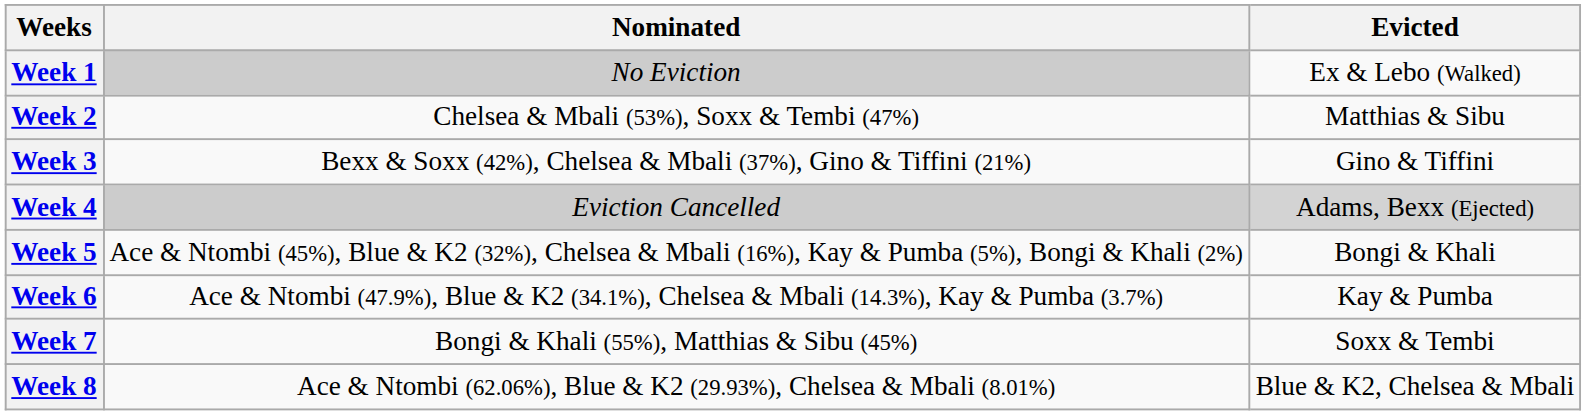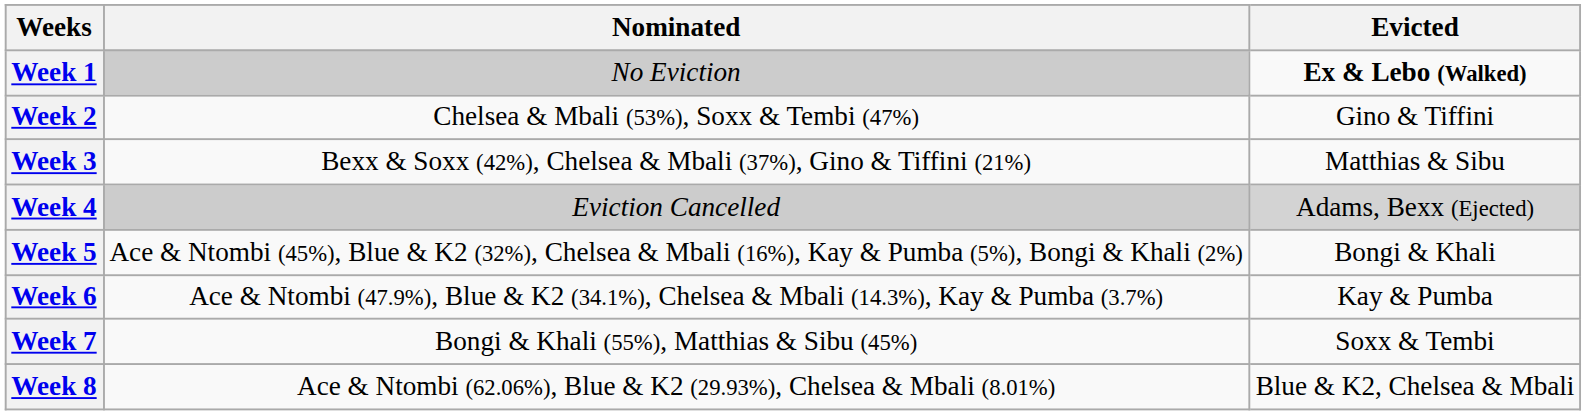(1415, 72) normal -> (1415, 72) bold
(1415, 117) Matthias & Sibu -> (1415, 117) Gino & Tiffini
(1415, 161) Gino & Tiffini -> (1415, 161) Matthias & Sibu
